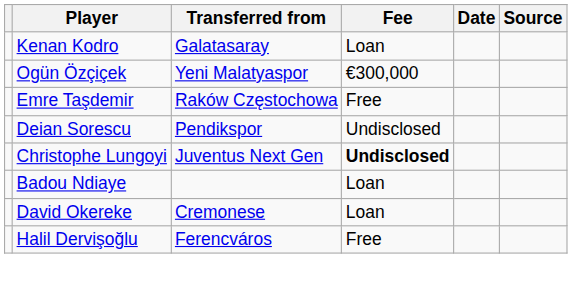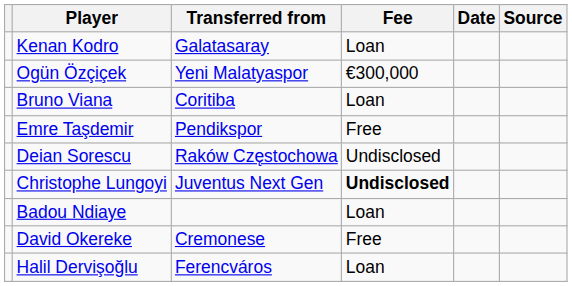+ row: (64, 101)
(256, 101) Raków Częstochowa -> (219, 128) Pendikspor
(219, 128) Pendikspor -> (256, 156) Raków Częstochowa
(365, 211) Loan -> (364, 239) Free
(364, 239) Free -> (365, 267) Loan
